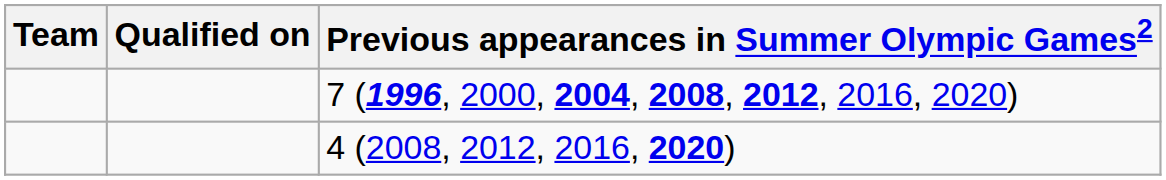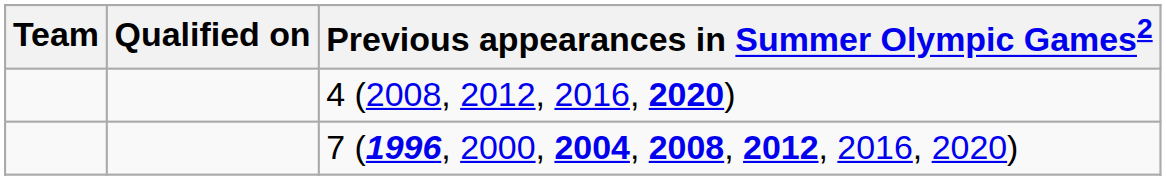rows swapped: (672, 94) <-> (531, 148)
